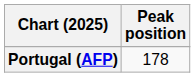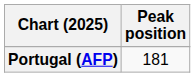(156, 59) 178 -> (156, 59) 181
